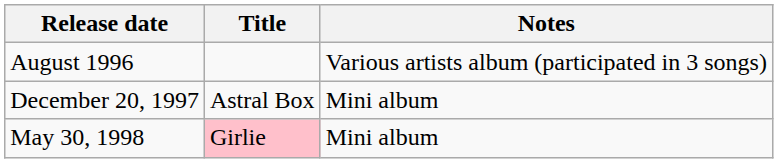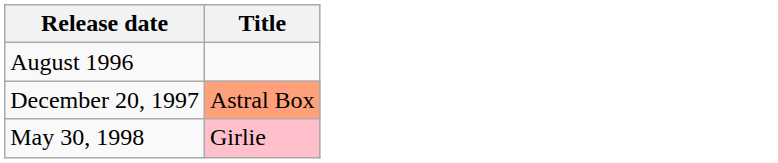- column: (546, 23)
(262, 99) no background -> (262, 99) lightsalmon background
